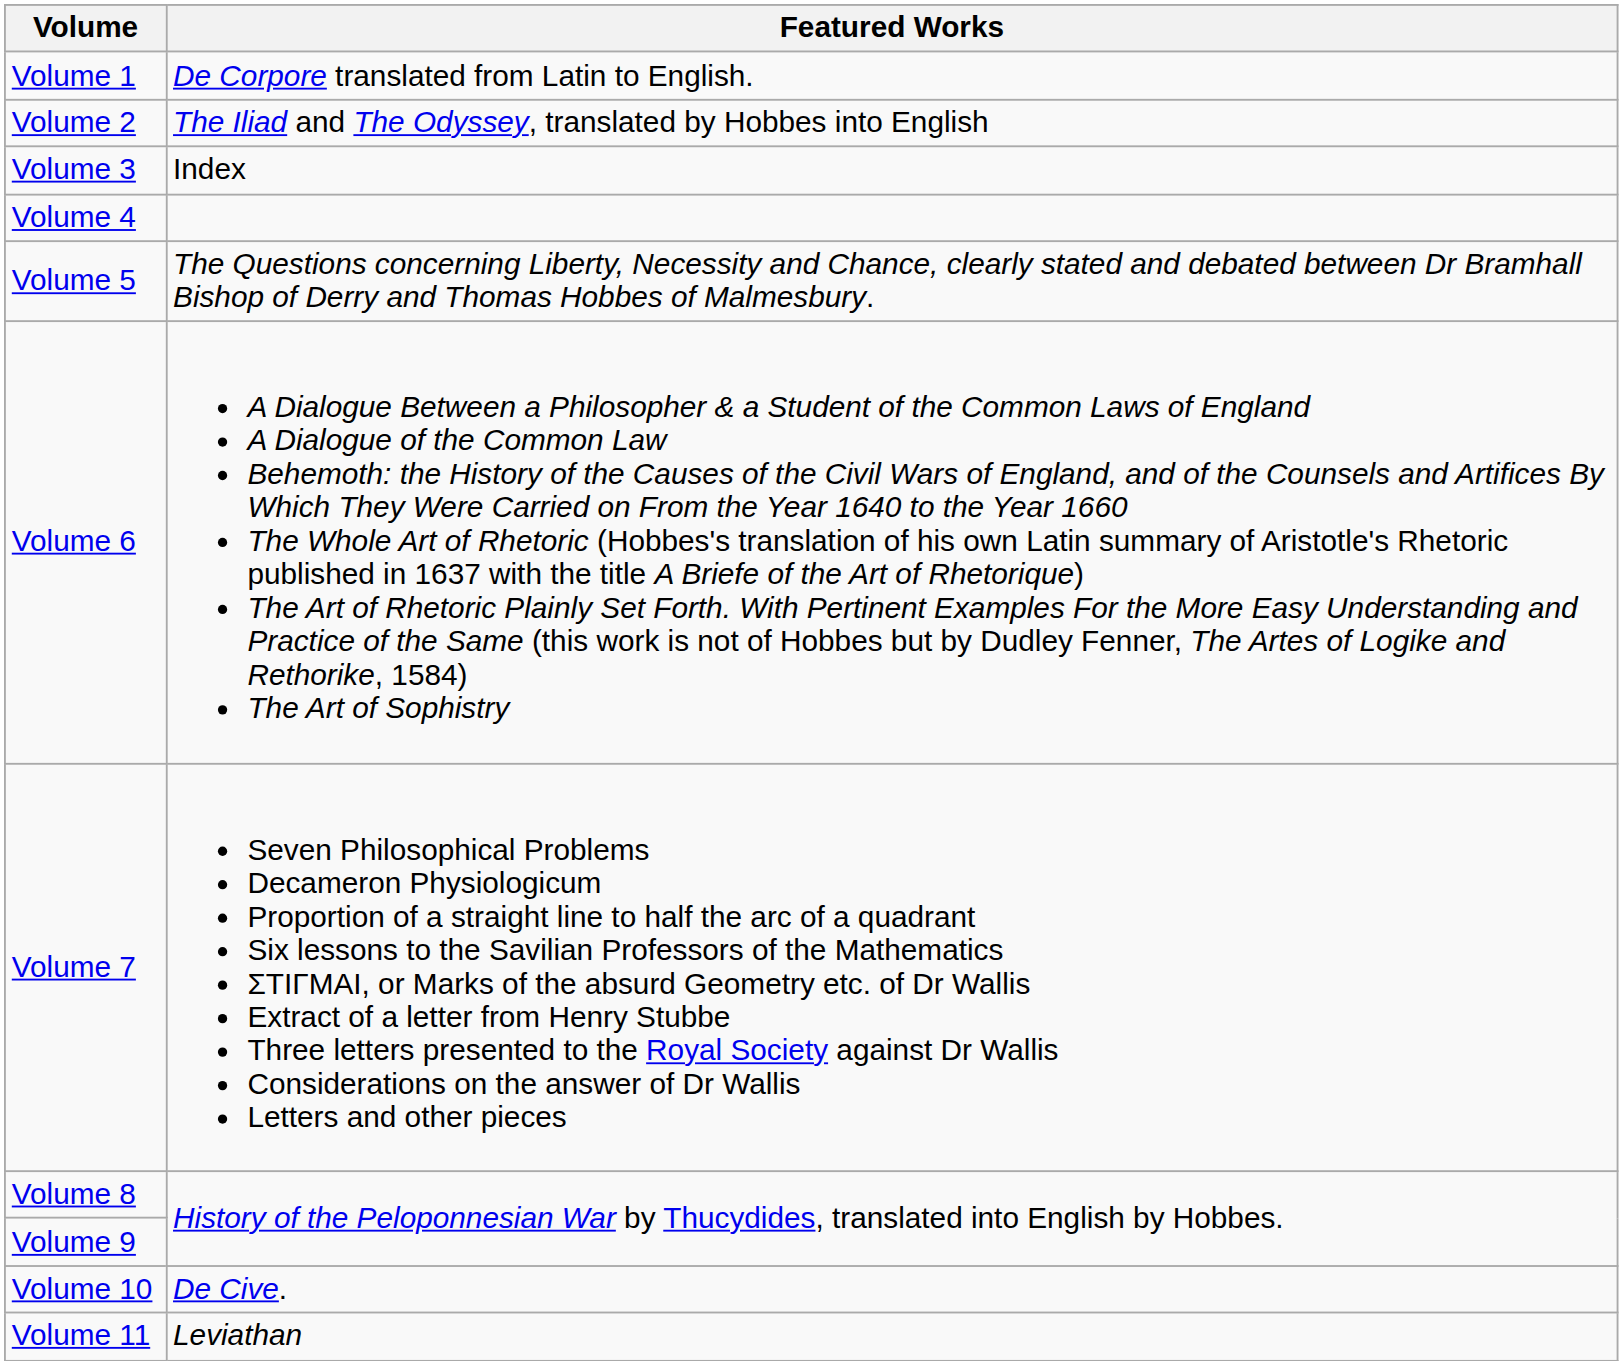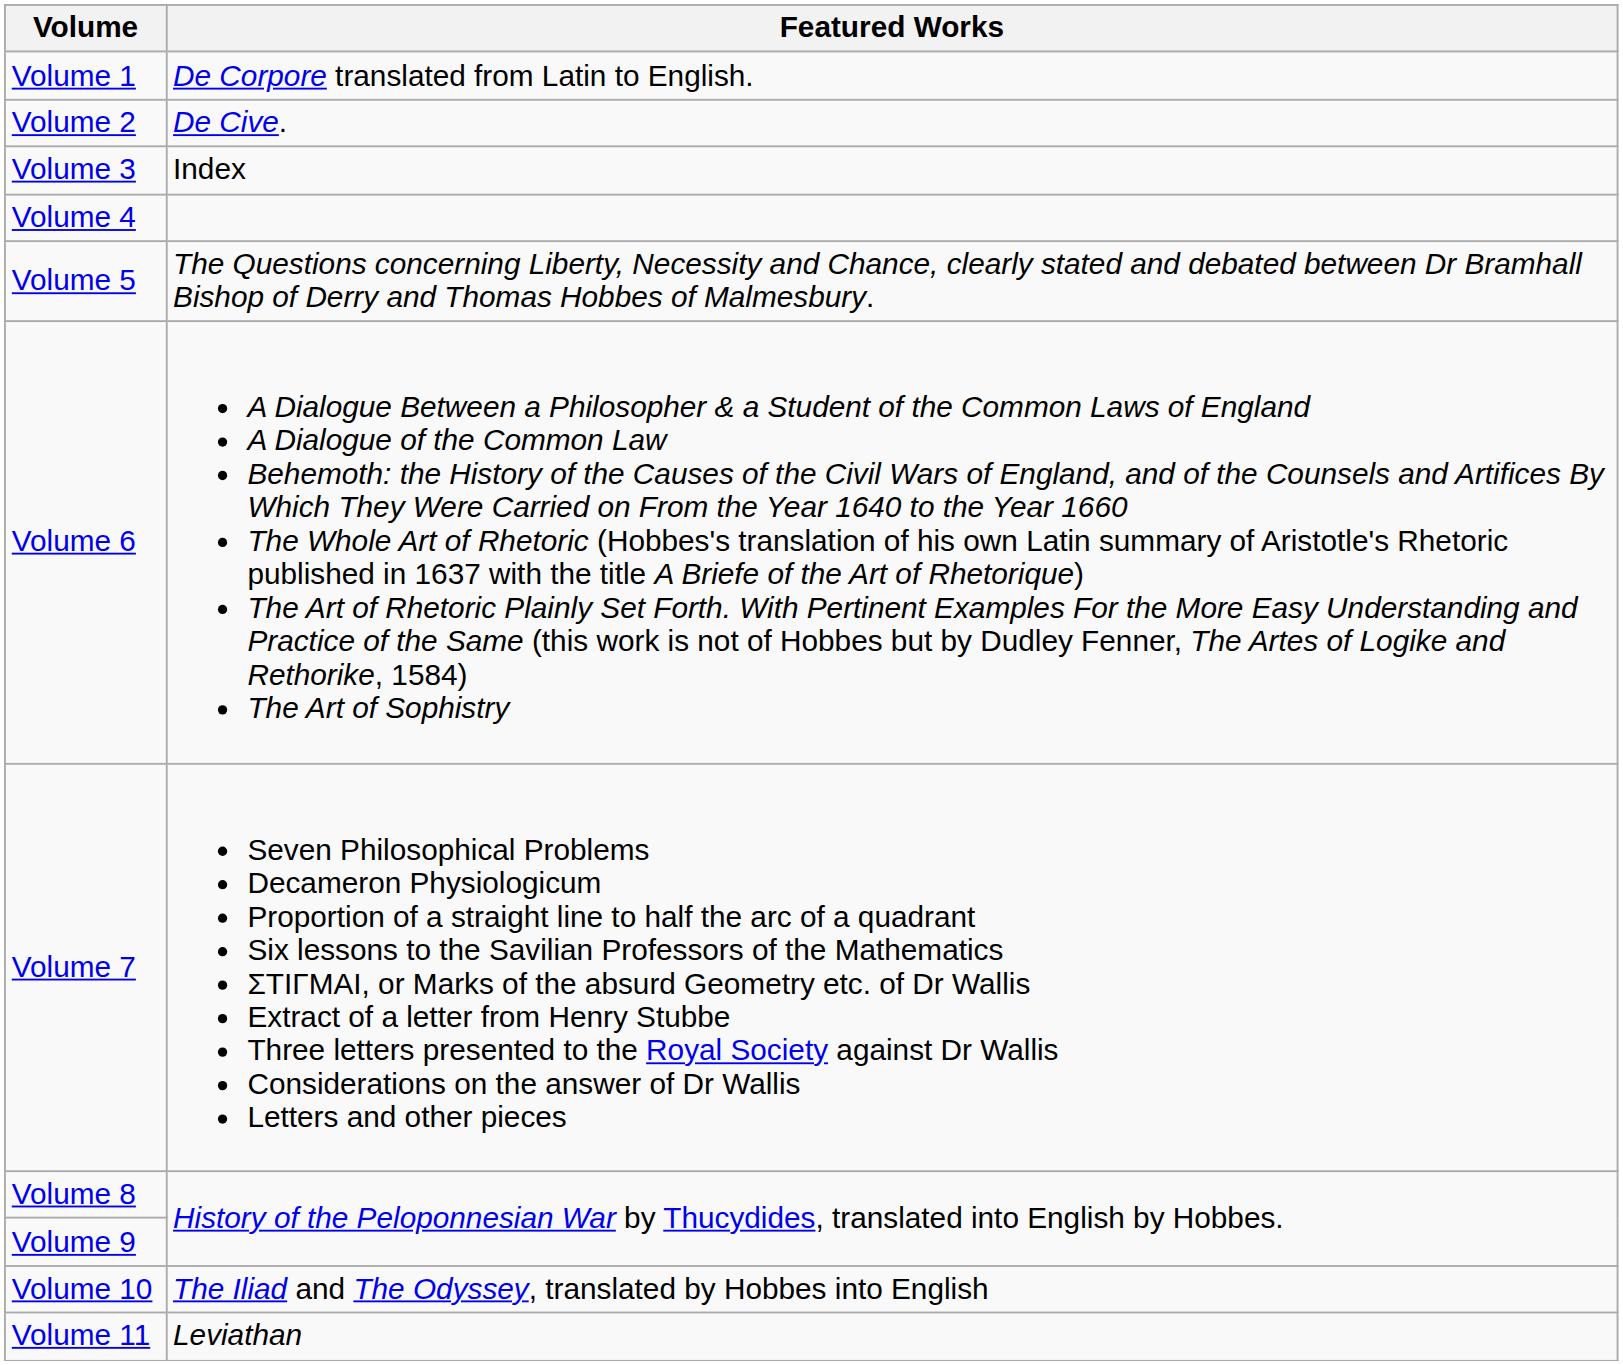(581, 122) The Iliad and The Odyssey, translated by Hobbes into English -> (230, 122) De Cive.
(230, 1288) De Cive. -> (581, 1288) The Iliad and The Odyssey, translated by Hobbes into English
